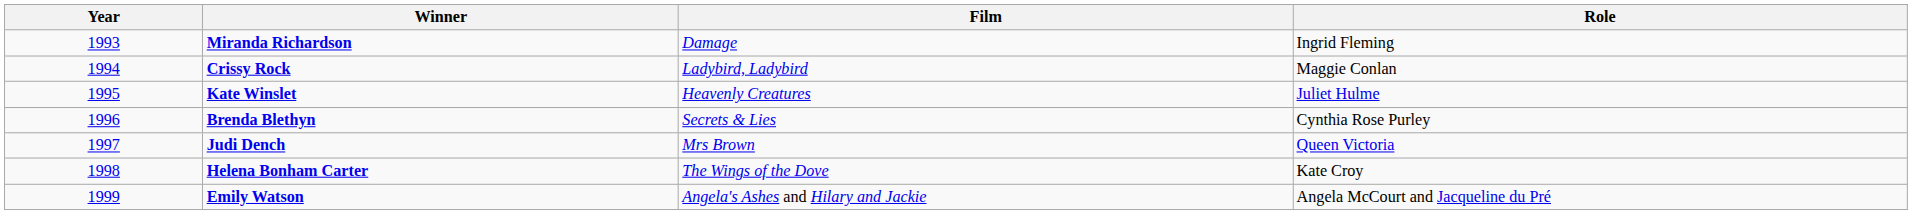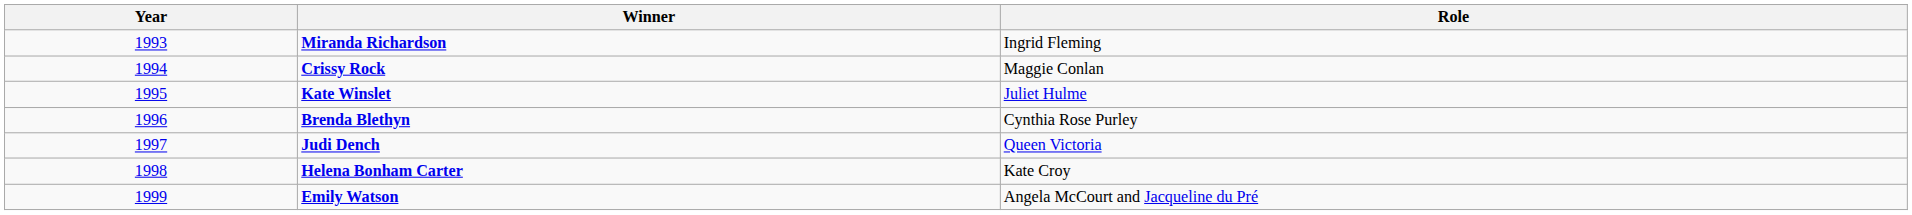- column: (986, 17)
